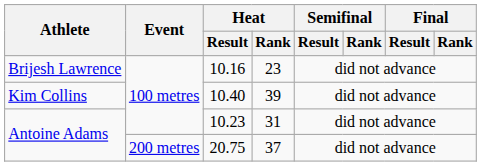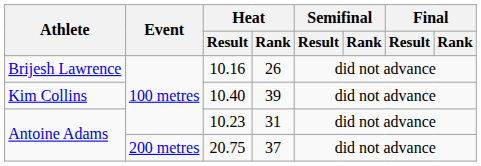(273, 69) 23 -> (273, 69) 26
